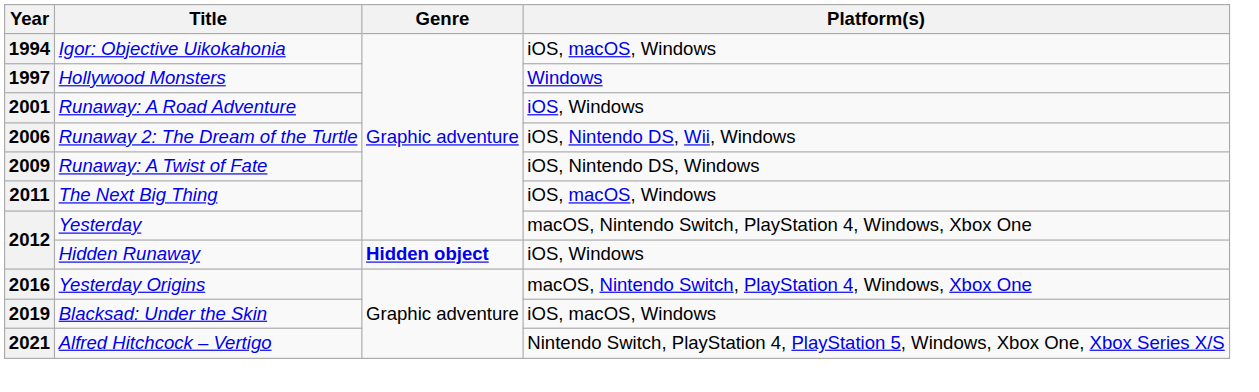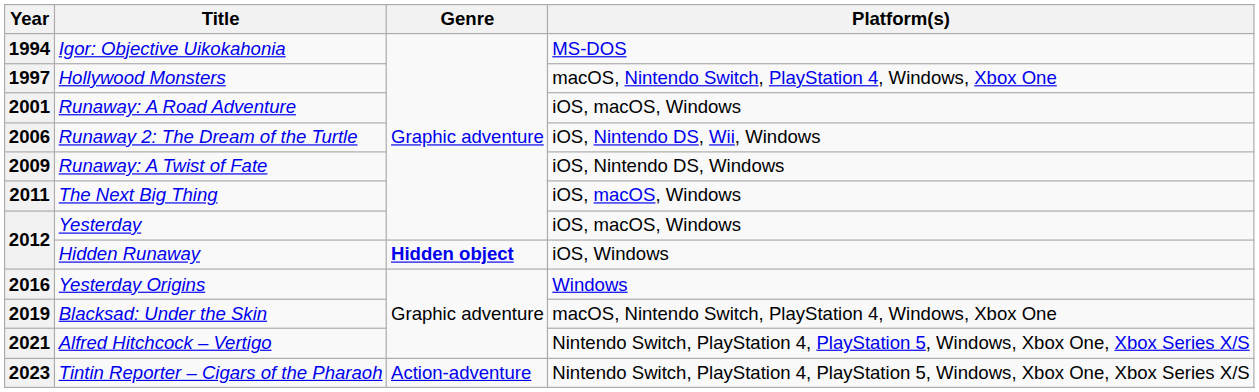(622, 48) iOS, macOS, Windows -> (589, 48) MS-DOS
(565, 78) Windows -> (805, 78) macOS, Nintendo Switch, PlayStation 4, Windows, Xbox One
(586, 107) iOS, Windows -> (647, 107) iOS, macOS, Windows
(780, 225) macOS, Nintendo Switch, PlayStation 4, Windows, Xbox One -> (647, 225) iOS, macOS, Windows
(780, 284) macOS, Nintendo Switch, PlayStation 4, Windows, Xbox One -> (590, 284) Windows
(622, 313) iOS, macOS, Windows -> (805, 313) macOS, Nintendo Switch, PlayStation 4, Windows, Xbox One
+ row: (30, 372)
